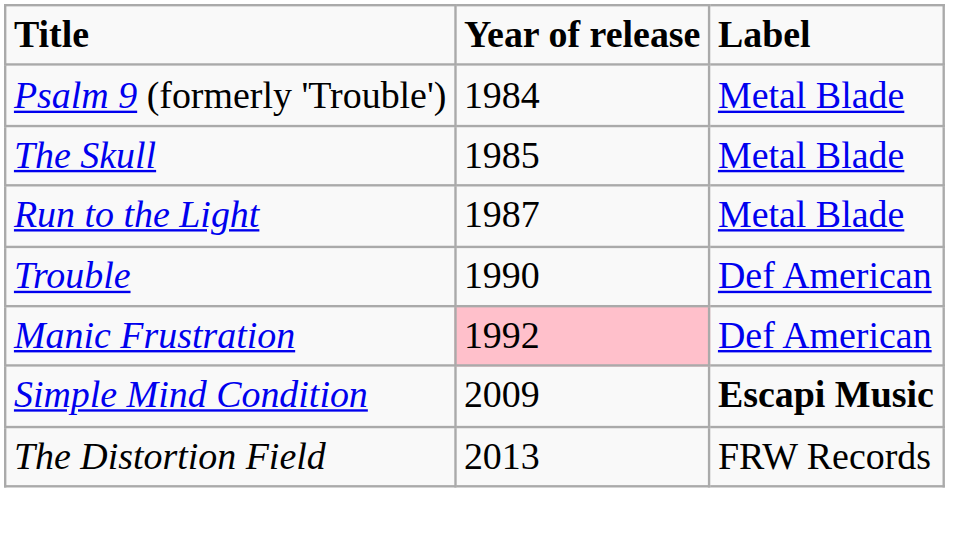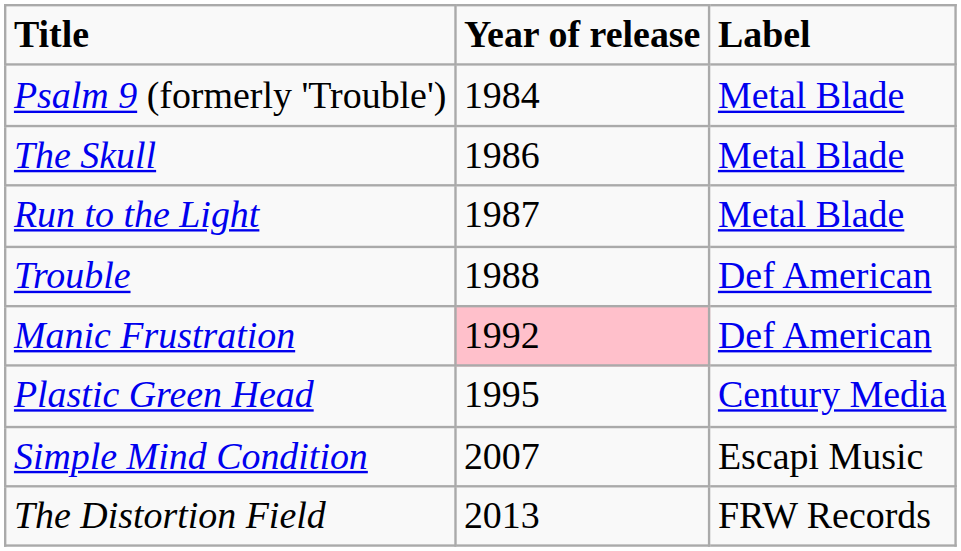(502, 154) 1985 -> (502, 154) 1986
(502, 275) 1990 -> (502, 275) 1988
+ row: (164, 395)
(502, 395) 2009 -> (502, 455) 2007
(826, 395) bold -> (821, 455) normal
